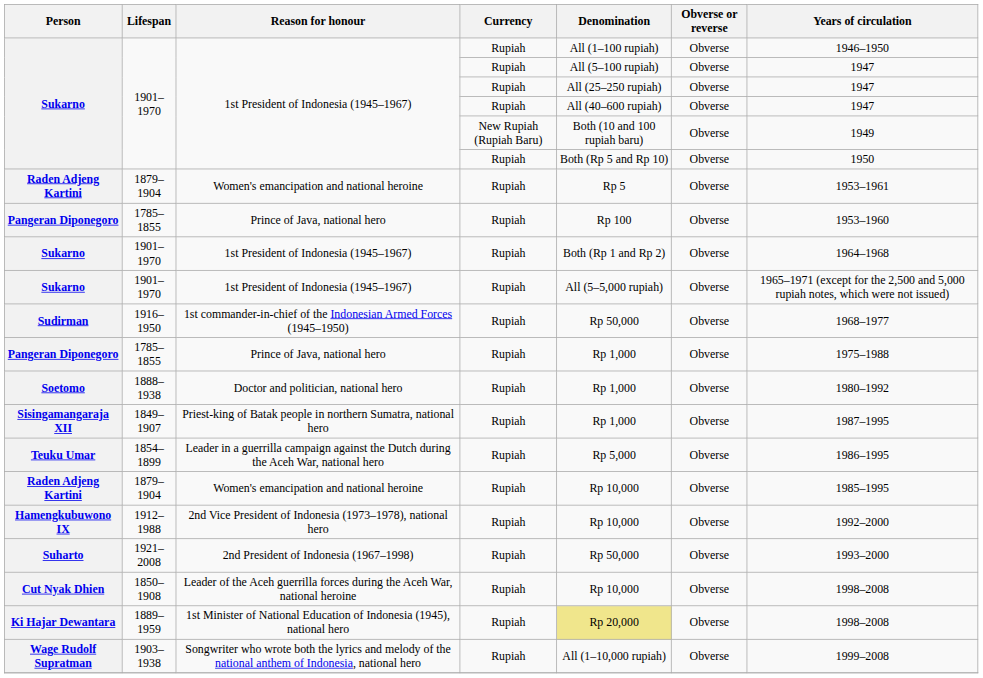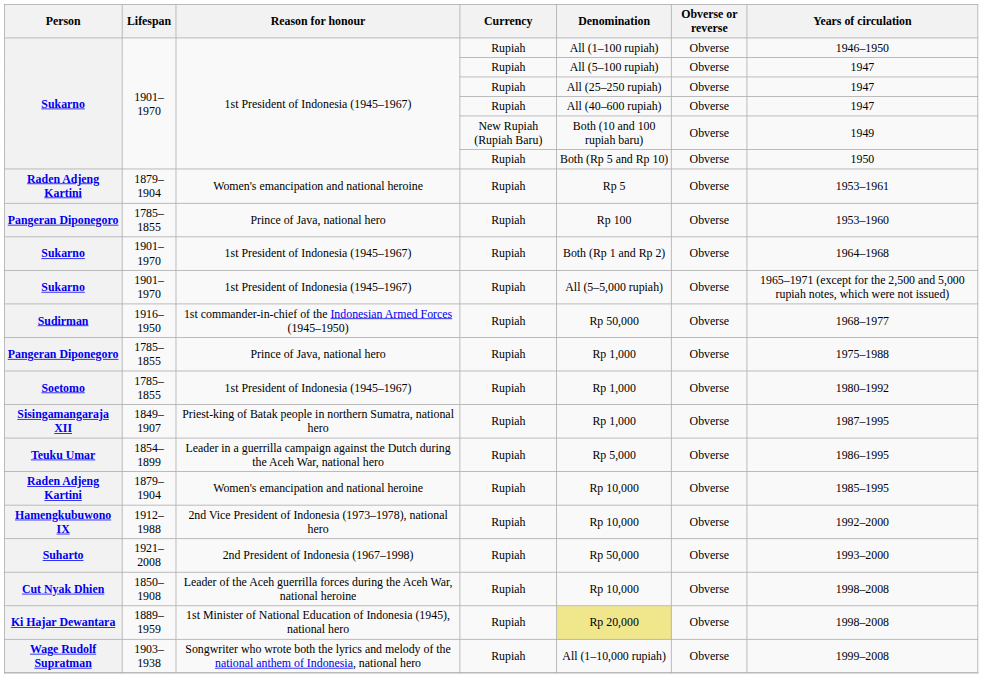(149, 387) 1888–1938 -> (149, 387) 1785–1855
(318, 387) Doctor and politician, national hero -> (318, 387) 1st President of Indonesia (1945–1967)
